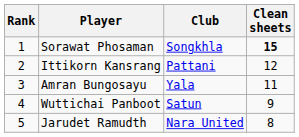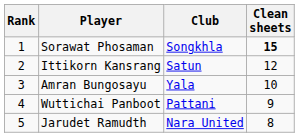(191, 66) Pattani -> (184, 66) Satun
(270, 85) 11 -> (270, 85) 10
(184, 104) Satun -> (191, 104) Pattani
